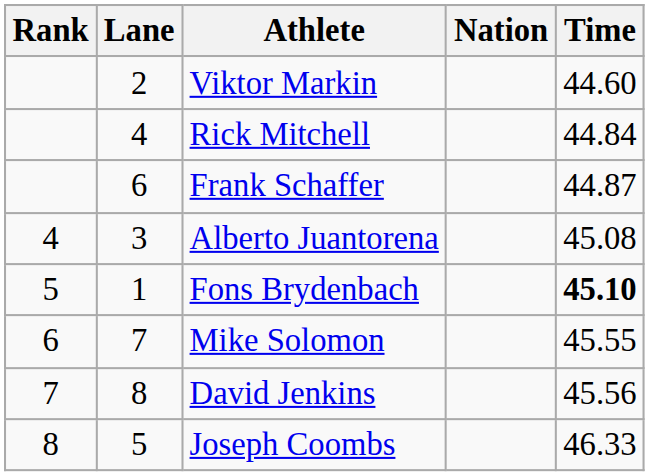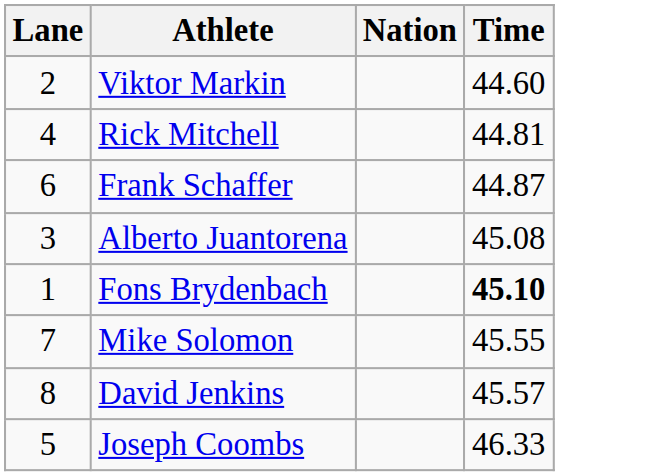- column: (51, 30)
(600, 133) 44.84 -> (509, 133) 44.81
(600, 392) 45.56 -> (509, 392) 45.57
